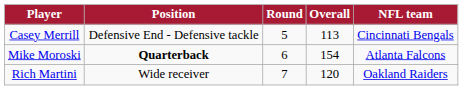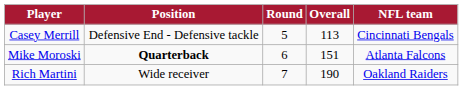(330, 54) 154 -> (330, 54) 151
(330, 74) 120 -> (330, 74) 190
